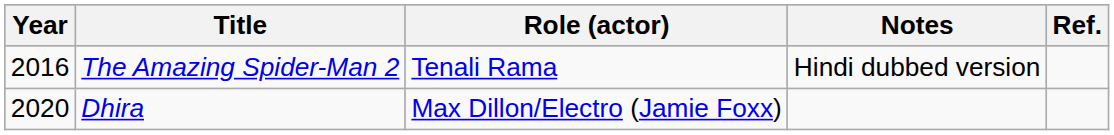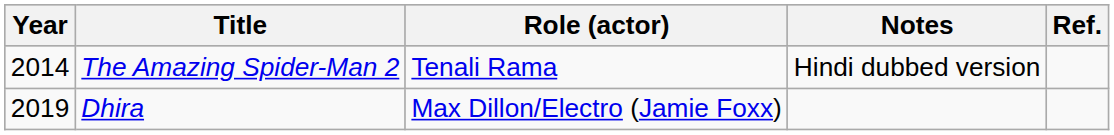(40, 66) 2016 -> (40, 66) 2014
(40, 108) 2020 -> (40, 108) 2019
